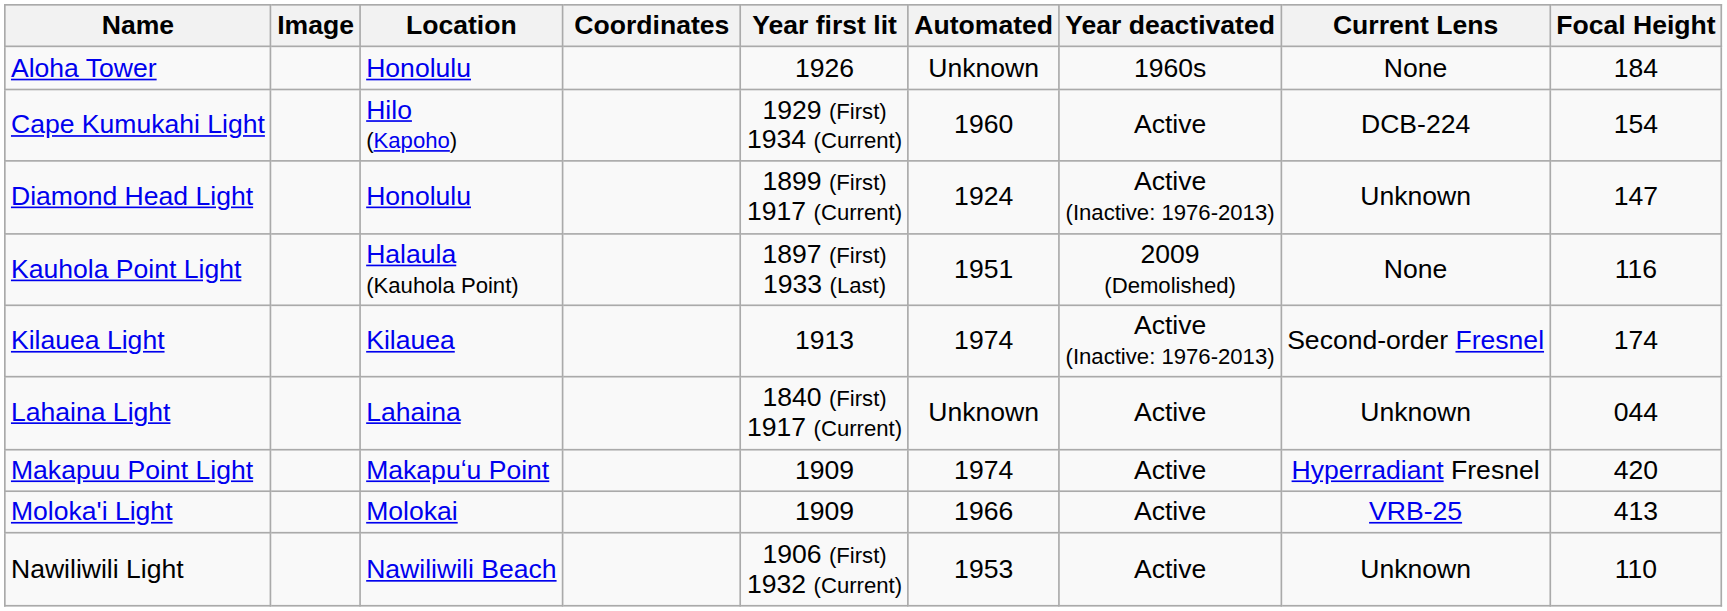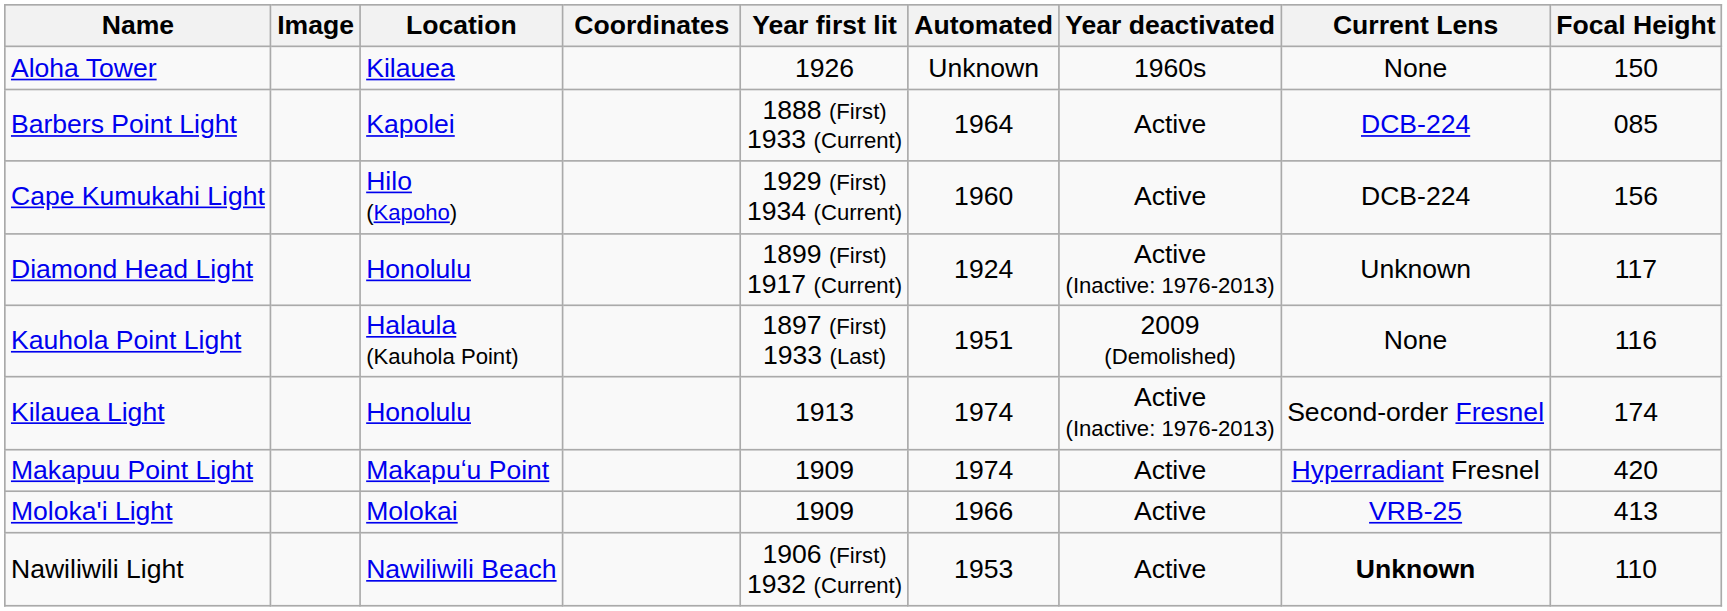(419, 67) Honolulu -> (410, 67) Kilauea
(1636, 67) 184 -> (1636, 67) 150
+ row: (124, 124)
(1636, 124) 154 -> (1636, 196) 156
(1636, 196) 147 -> (1636, 268) 117
(410, 340) Kilauea -> (419, 412) Honolulu
- row: (91, 412)
(1416, 569) normal -> (1416, 569) bold
